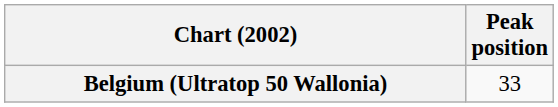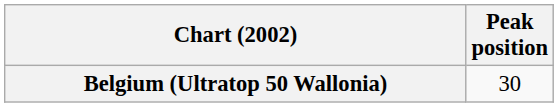(510, 83) 33 -> (510, 83) 30
